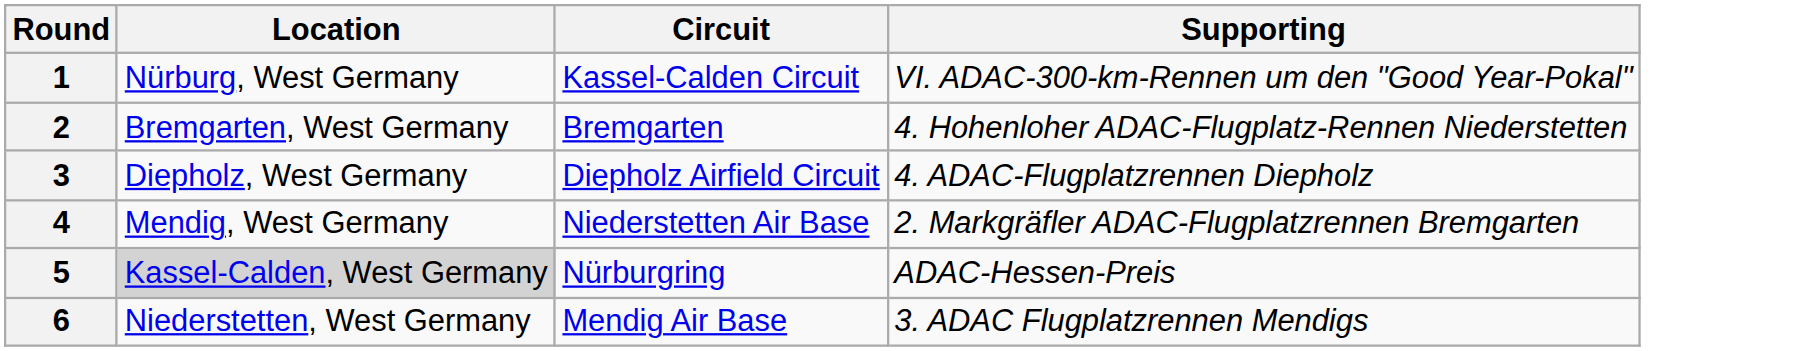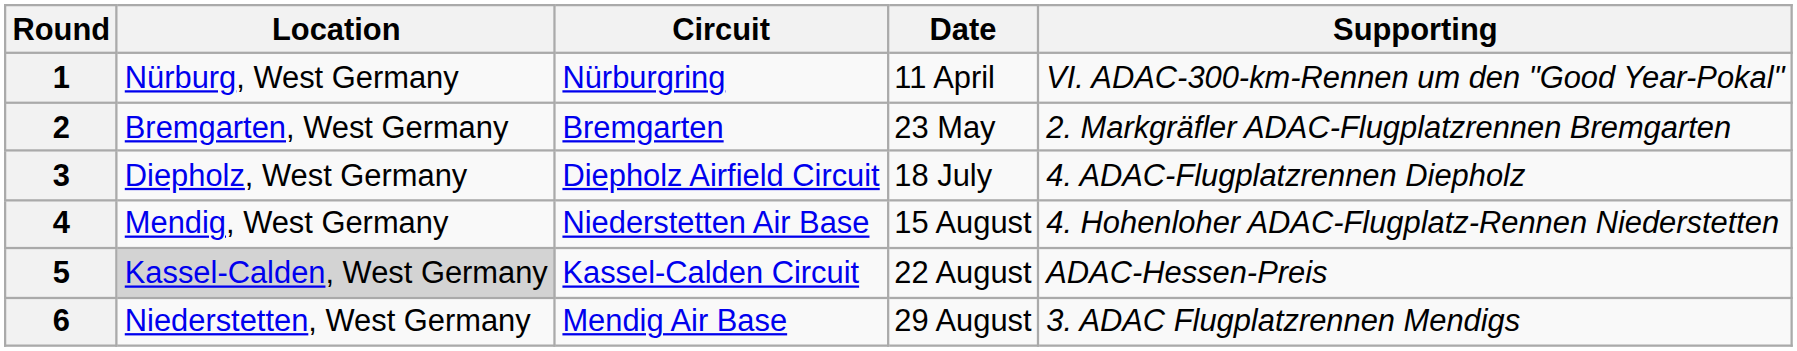+ column: (963, 29)
(711, 78) Kassel-Calden Circuit -> (644, 78) Nürburgring
(1261, 126) 4. Hohenloher ADAC-Flugplatz-Rennen Niederstetten -> (1389, 126) 2. Markgräfler ADAC-Flugplatzrennen Bremgarten
(1237, 224) 2. Markgräfler ADAC-Flugplatzrennen Bremgarten -> (1413, 224) 4. Hohenloher ADAC-Flugplatz-Rennen Niederstetten
(644, 272) Nürburgring -> (711, 272) Kassel-Calden Circuit
